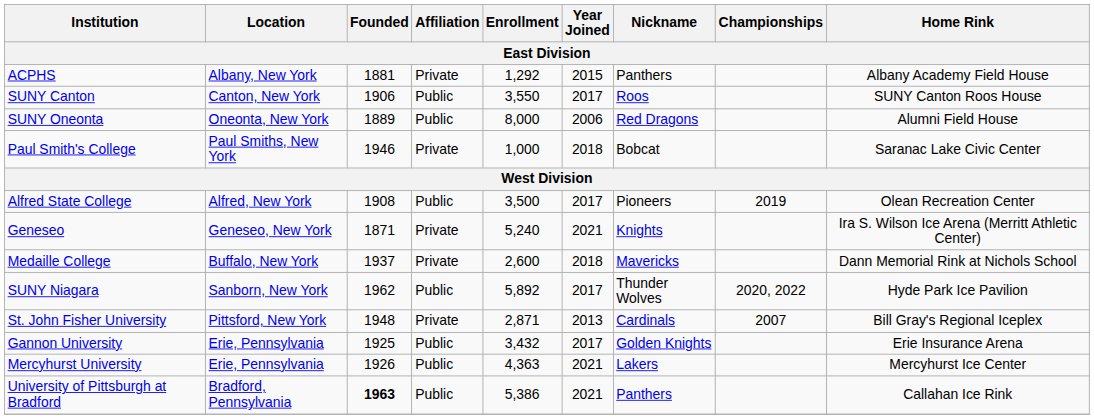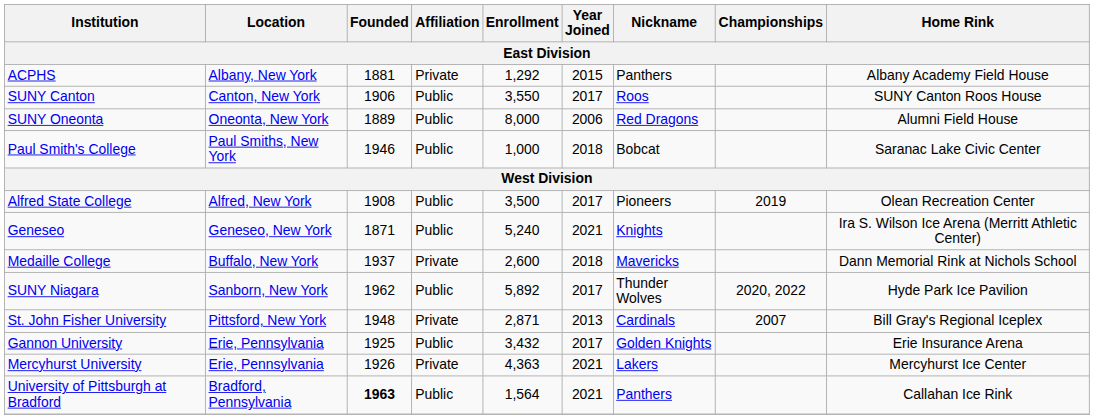(437, 149) Private -> (434, 149) Public
(437, 231) Private -> (434, 231) Public
(434, 365) Public -> (437, 365) Private
(522, 395) 5,386 -> (522, 395) 1,564
